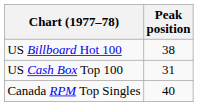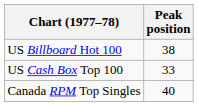(168, 70) 31 -> (168, 70) 33
